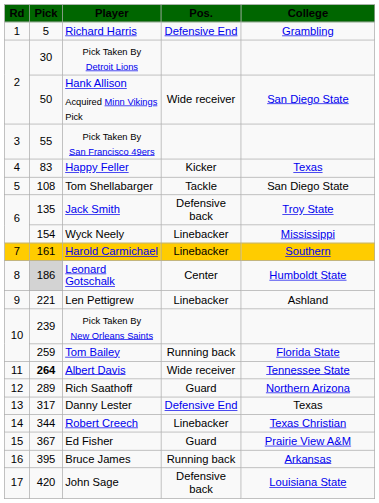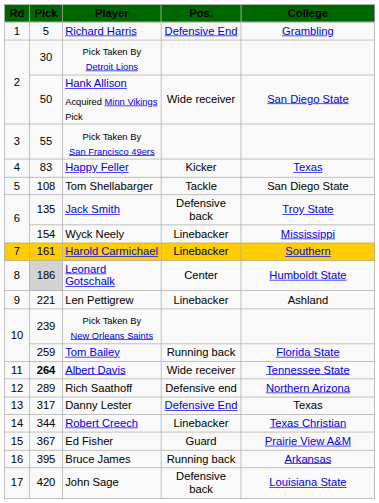(201, 388) Guard -> (201, 388) Defensive end
